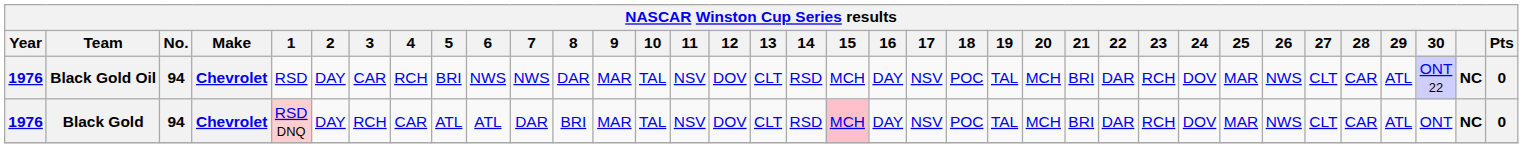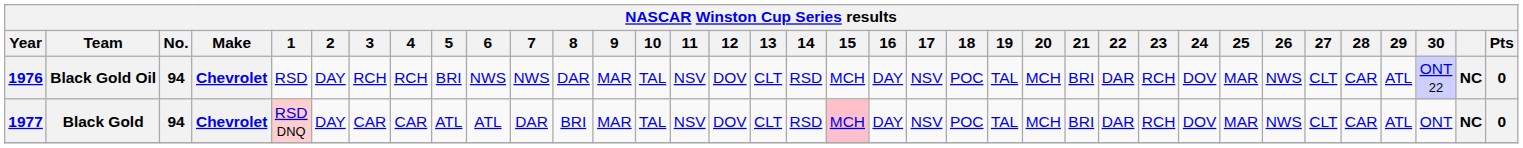(370, 77) CAR -> (370, 77) RCH
(26, 121) 1976 -> (26, 121) 1977
(370, 121) RCH -> (370, 121) CAR
